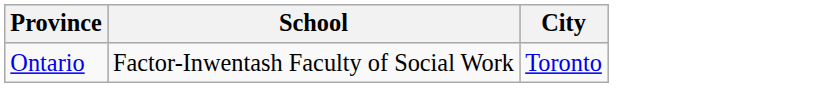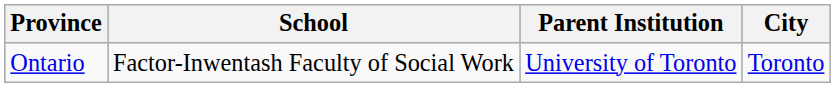+ column: (631, 23)
